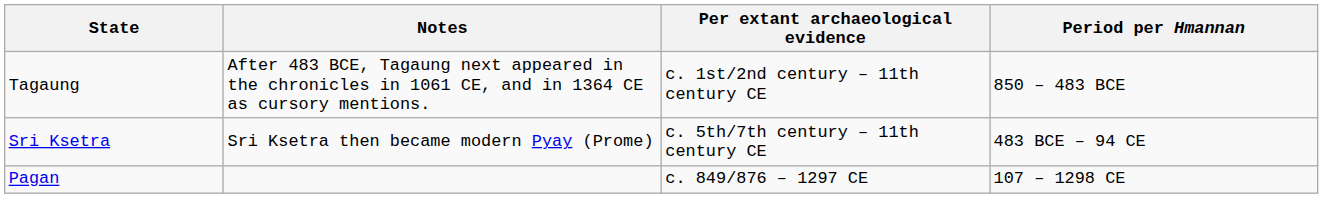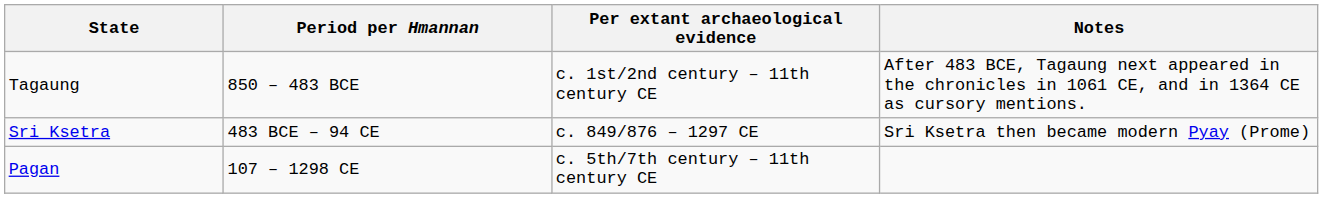columns swapped: (1154, 28) <-> (442, 28)
(792, 142) c. 5th/7th century – 11th century CE -> (657, 132) c. 849/876 – 1297 CE
(767, 179) c. 849/876 – 1297 CE -> (683, 169) c. 5th/7th century – 11th century CE
